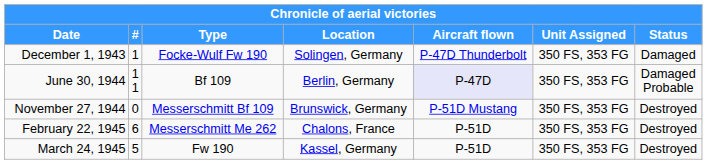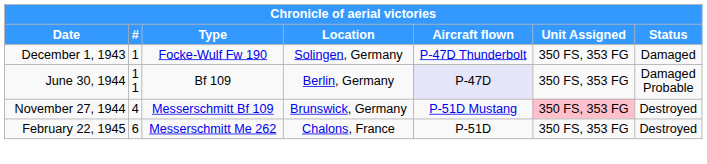(135, 108) 0 -> (135, 108) 4
(584, 108) no background -> (584, 108) pink background
- row: (82, 149)
